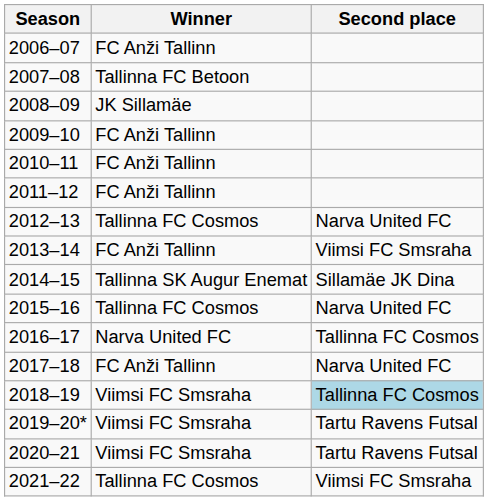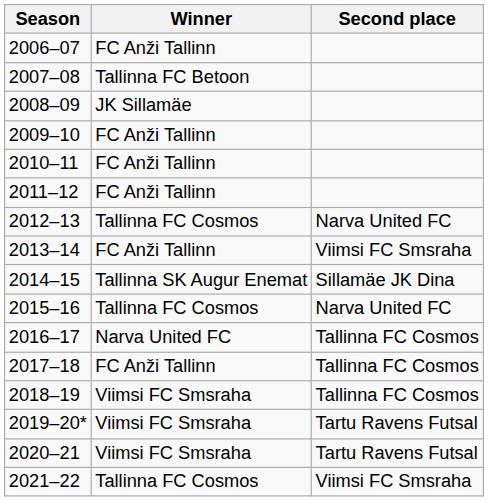(384, 366) Narva United FC -> (397, 366) Tallinna FC Cosmos
(397, 395) lightblue background -> (397, 395) no background
